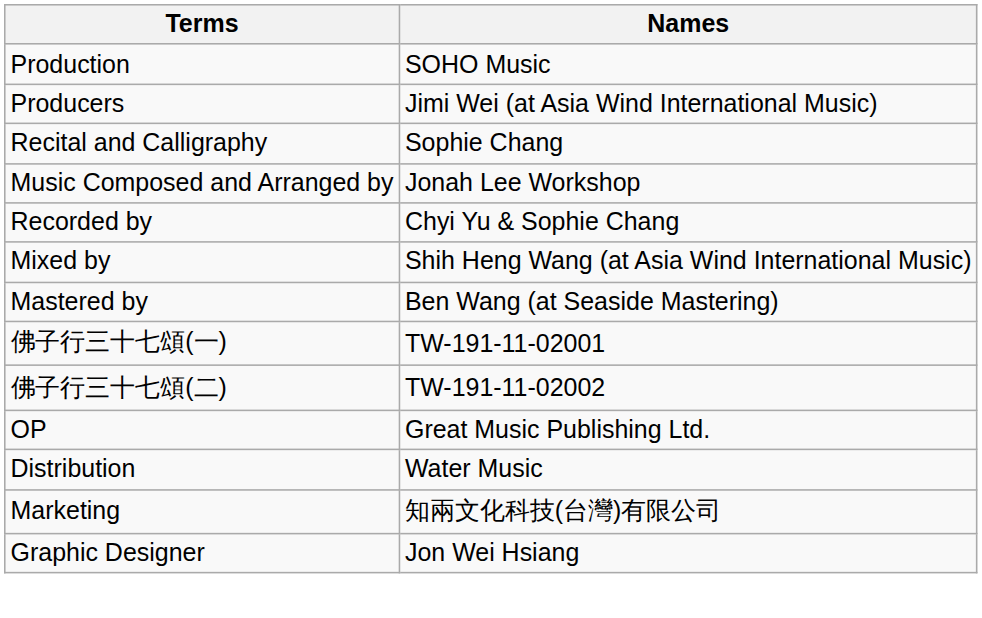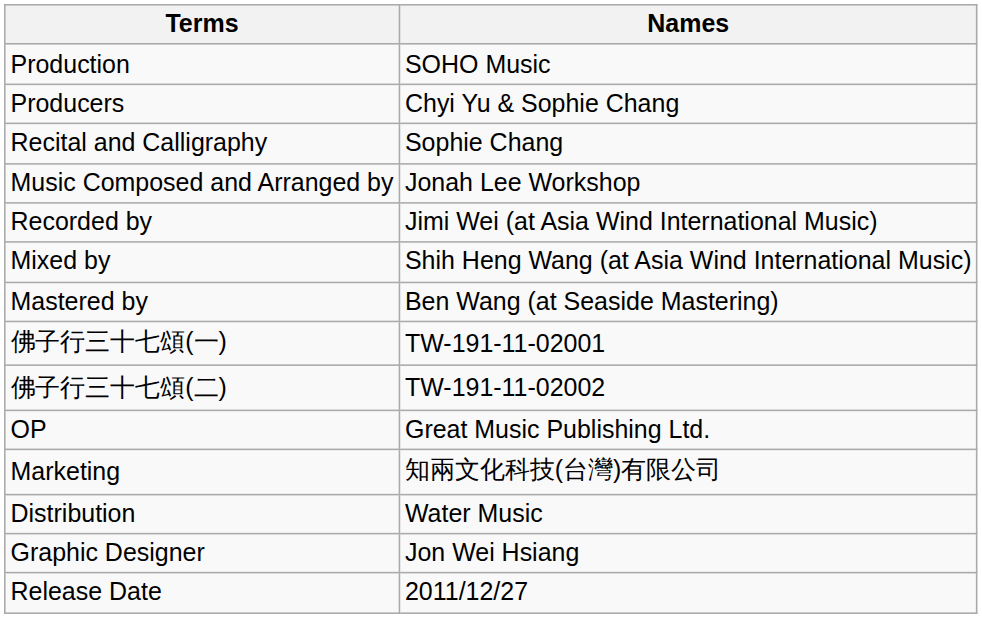(641, 103) Jimi Wei (at Asia Wind International Music) -> (542, 103) Chyi Yu & Sophie Chang
(542, 222) Chyi Yu & Sophie Chang -> (641, 222) Jimi Wei (at Asia Wind International Music)
rows swapped: (73, 469) <-> (65, 511)
+ row: (86, 592)
